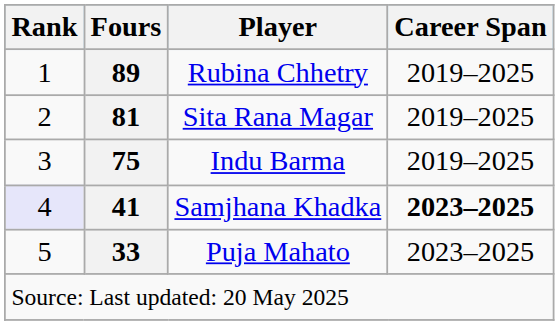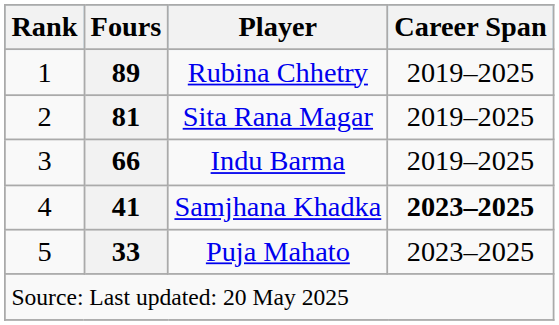(126, 161) 75 -> (126, 161) 66
(44, 206) lavender background -> (44, 206) no background
